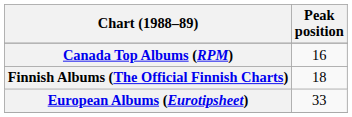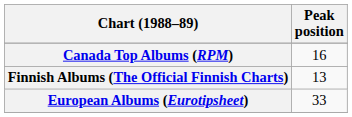(319, 77) 18 -> (319, 77) 13
